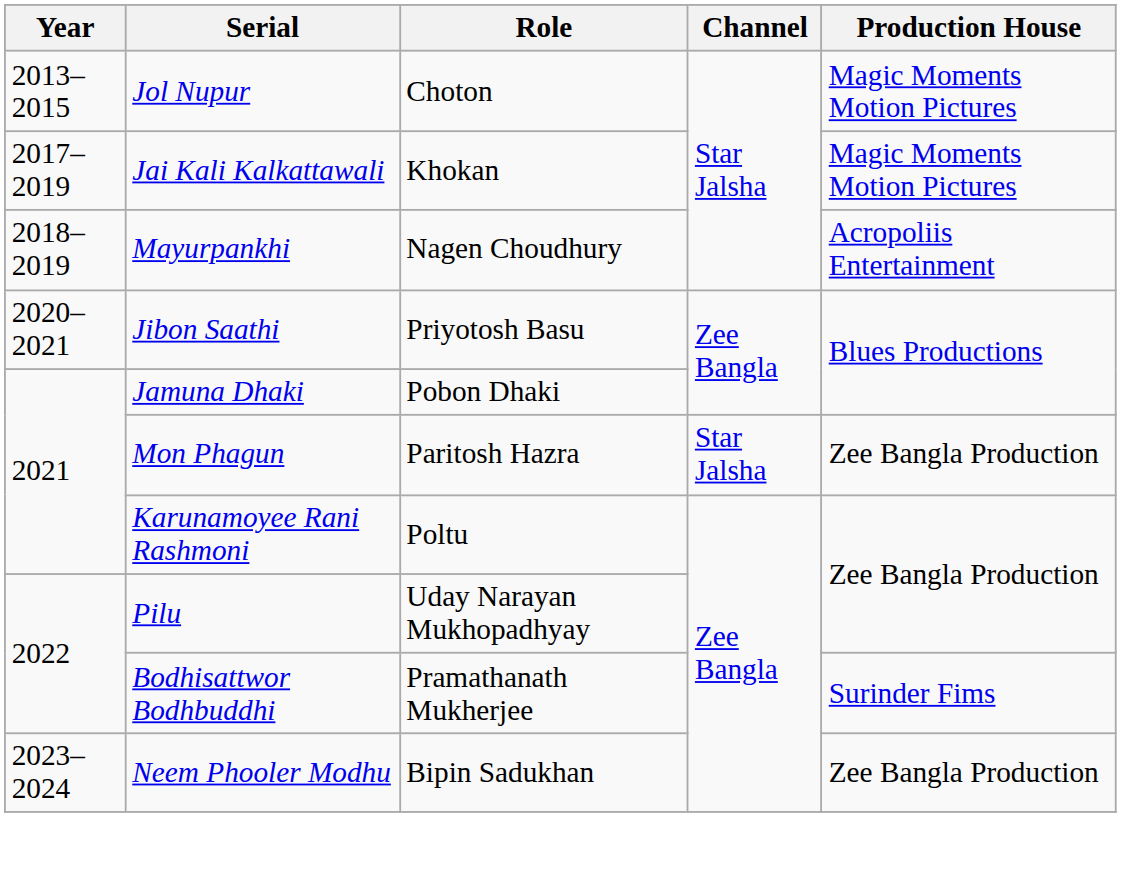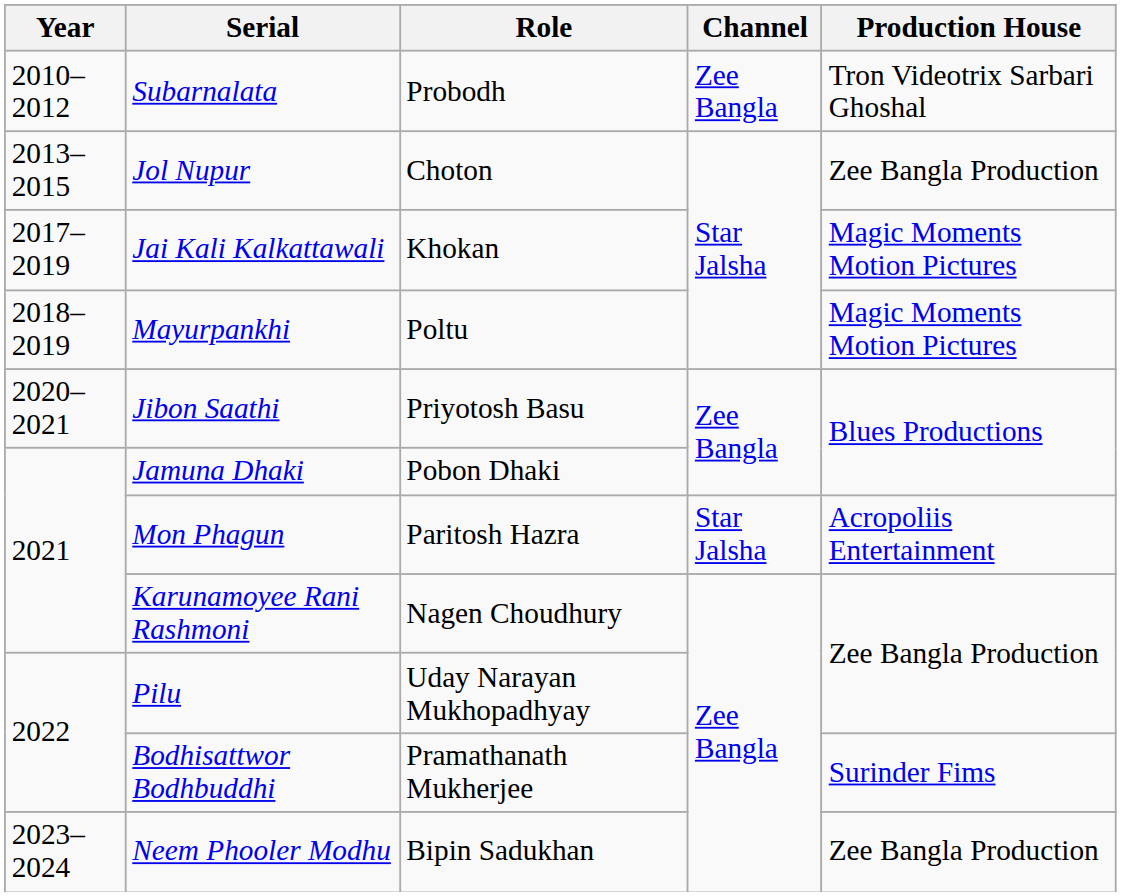+ row: (205, 90)
(925, 90) Magic Moments Motion Pictures -> (964, 170) Zee Bangla Production
(514, 249) Nagen Choudhury -> (437, 328) Poltu
(912, 249) Acropoliis Entertainment -> (925, 328) Magic Moments Motion Pictures
(964, 454) Zee Bangla Production -> (912, 533) Acropoliis Entertainment
(437, 533) Poltu -> (514, 613) Nagen Choudhury
